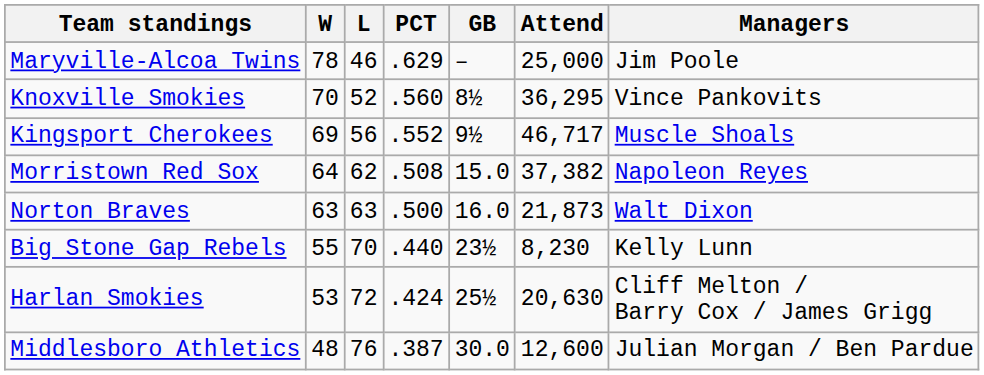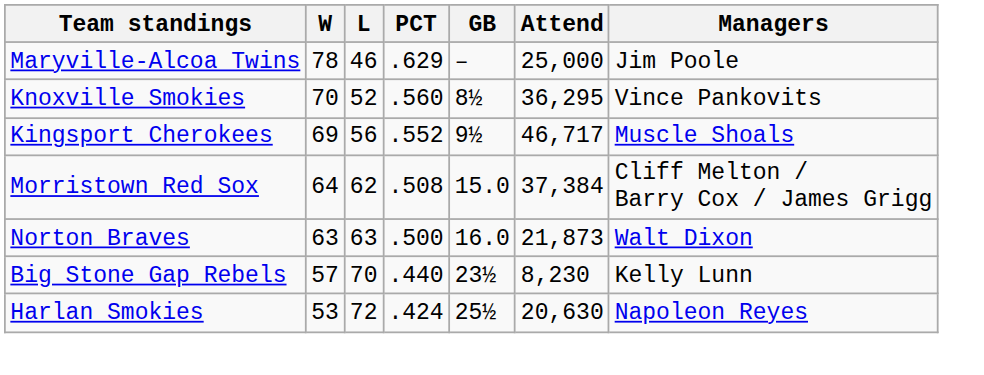(562, 174) 37,382 -> (562, 187) 37,384
(711, 174) Napoleon Reyes -> (773, 187) Cliff Melton / Barry Cox / James Grigg
(325, 249) 55 -> (325, 275) 57
(773, 299) Cliff Melton / Barry Cox / James Grigg -> (711, 313) Napoleon Reyes
- row: (155, 350)
